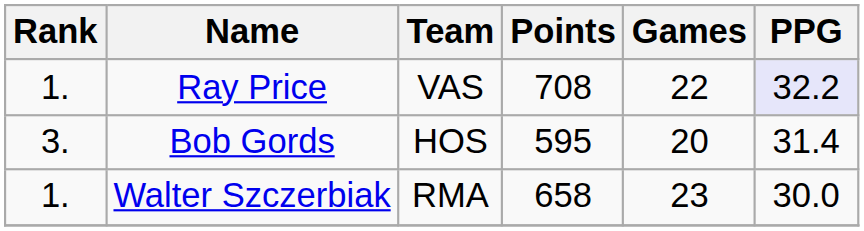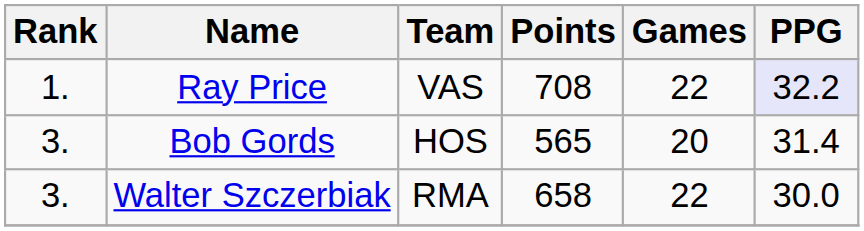(563, 141) 595 -> (563, 141) 565
(55, 196) 1. -> (55, 196) 3.
(689, 196) 23 -> (689, 196) 22
